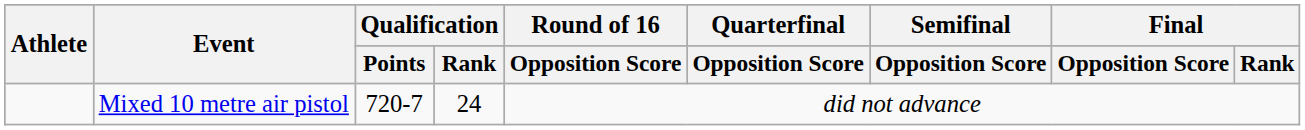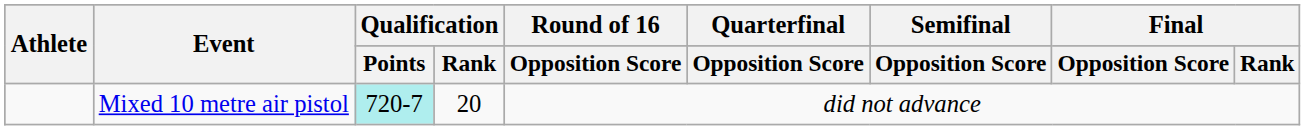(394, 104) no background -> (394, 104) paleturquoise background
(469, 104) 24 -> (469, 104) 20
